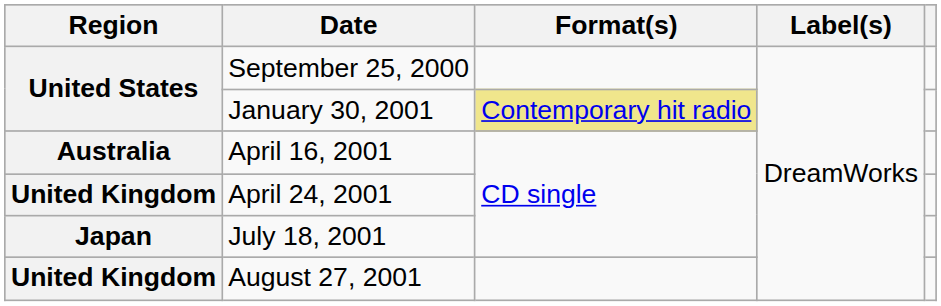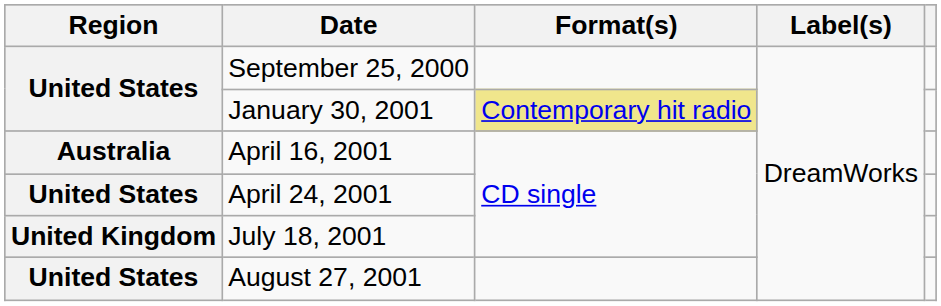(113, 194) United Kingdom -> (113, 194) United States
(113, 236) Japan -> (113, 236) United Kingdom
(113, 278) United Kingdom -> (113, 278) United States
